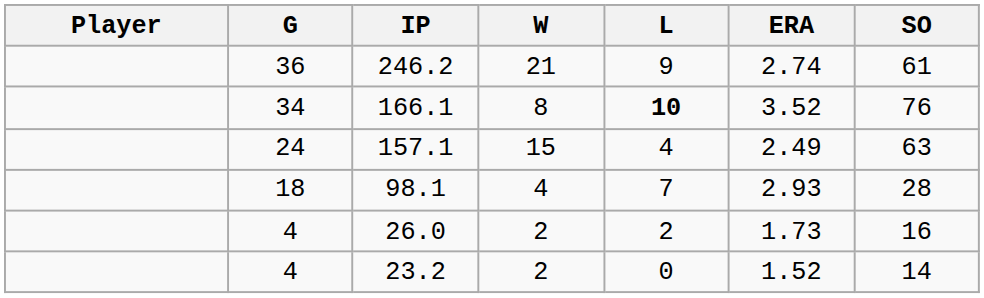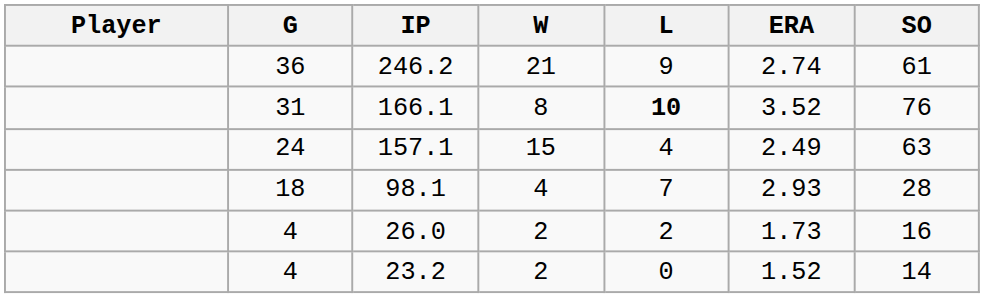(290, 108) 34 -> (290, 108) 31
